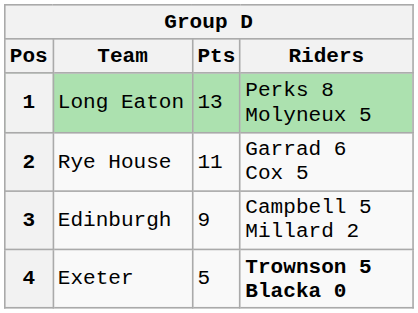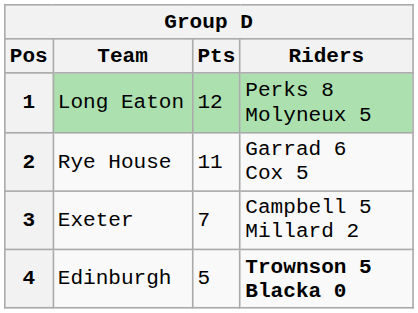(210, 103) 13 -> (210, 103) 12
(115, 220) Edinburgh -> (96, 220) Exeter
(204, 220) 9 -> (204, 220) 7
(96, 279) Exeter -> (115, 279) Edinburgh
